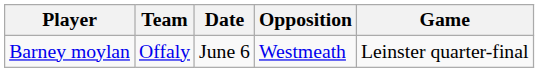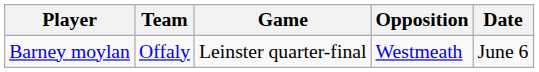columns swapped: (225, 20) <-> (445, 20)
